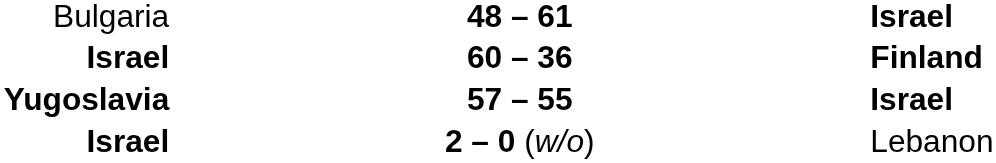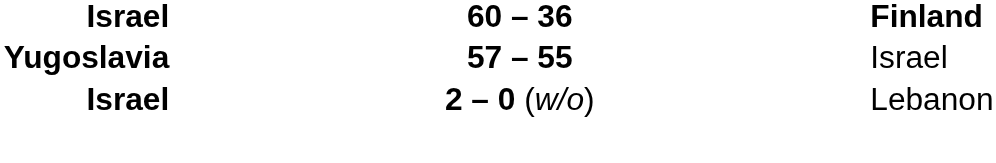- row: (520, 16)
(912, 99) bold -> (909, 57) normal
